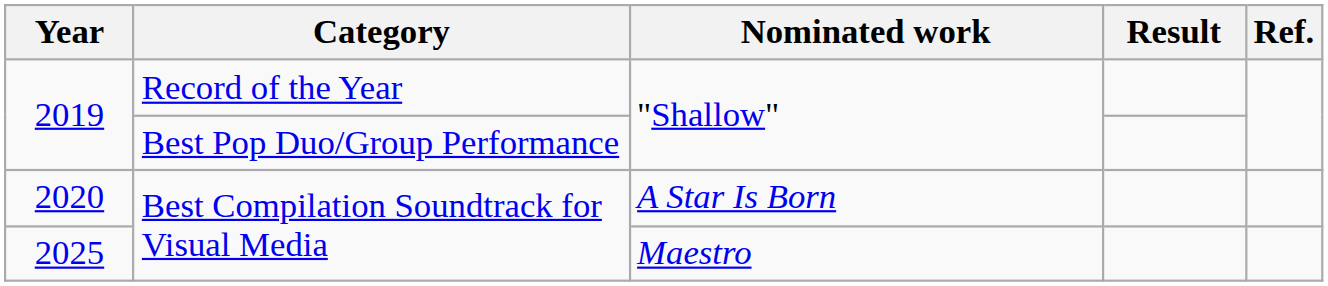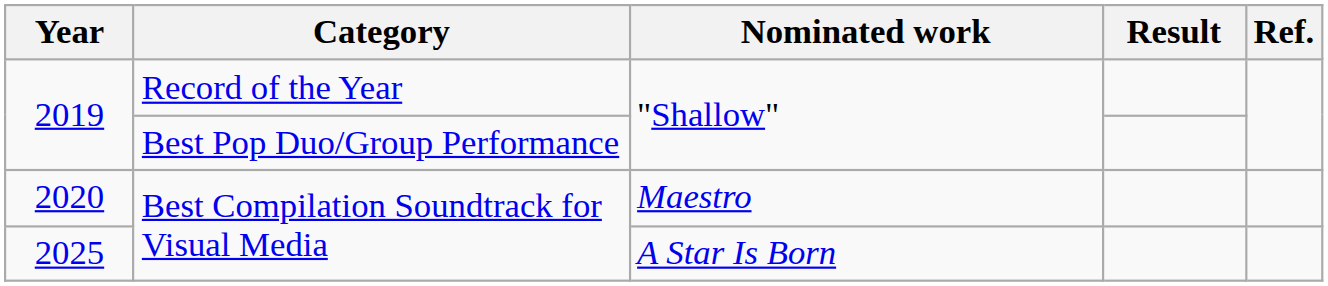(737, 197) A Star Is Born -> (694, 197) Maestro
(694, 252) Maestro -> (737, 252) A Star Is Born
